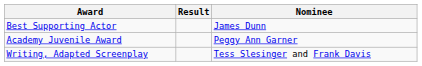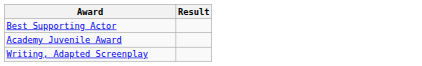- column: (314, 11)
